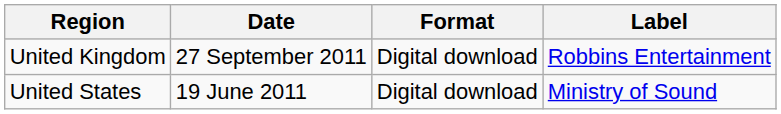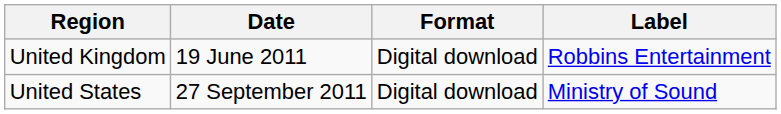(271, 56) 27 September 2011 -> (241, 56) 19 June 2011
(241, 91) 19 June 2011 -> (271, 91) 27 September 2011
